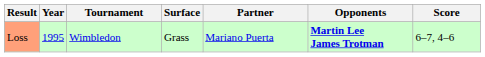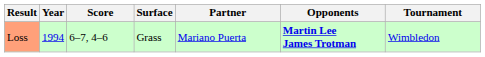columns swapped: (114, 13) <-> (447, 13)
(53, 36) 1995 -> (53, 36) 1994
